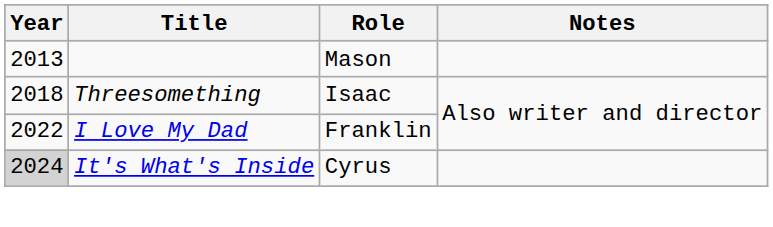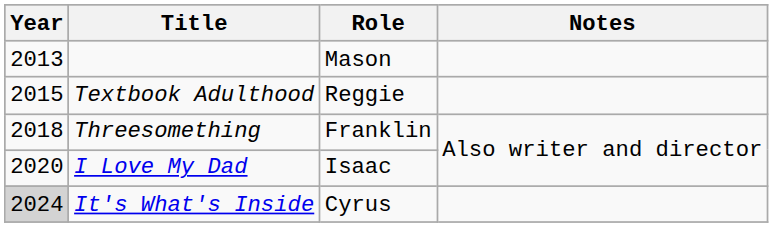+ row: (194, 95)
(358, 95) Isaac -> (378, 132) Franklin
(37, 132) 2022 -> (37, 168) 2020
(378, 132) Franklin -> (358, 168) Isaac
